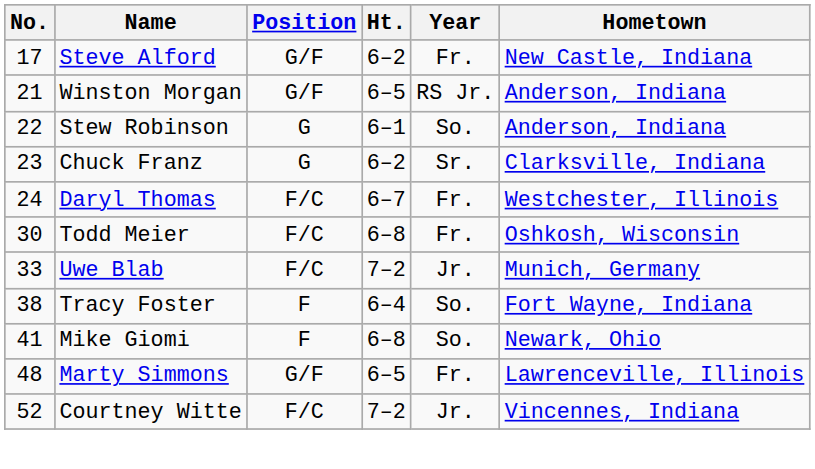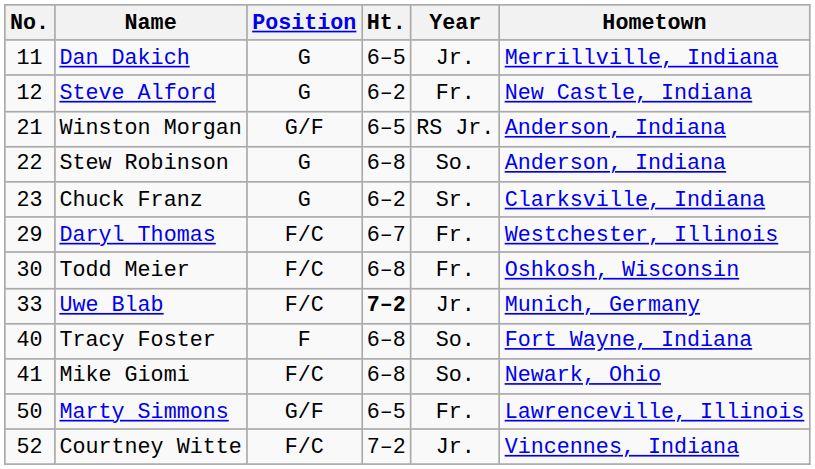+ row: (125, 58)
(30, 58) 17 -> (30, 93) 12
(304, 58) G/F -> (304, 93) G
(386, 129) 6–1 -> (386, 164) 6–8
(30, 199) 24 -> (30, 235) 29
(386, 270) normal -> (386, 306) bold
(30, 306) 38 -> (30, 341) 40
(386, 306) 6–4 -> (386, 341) 6–8
(304, 341) F -> (304, 376) F/C
(30, 376) 48 -> (30, 412) 50
